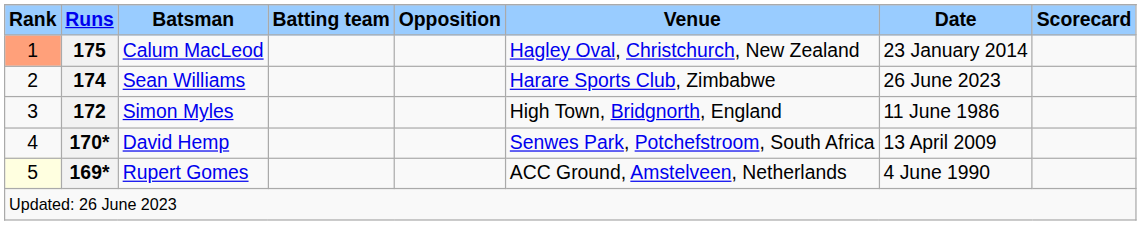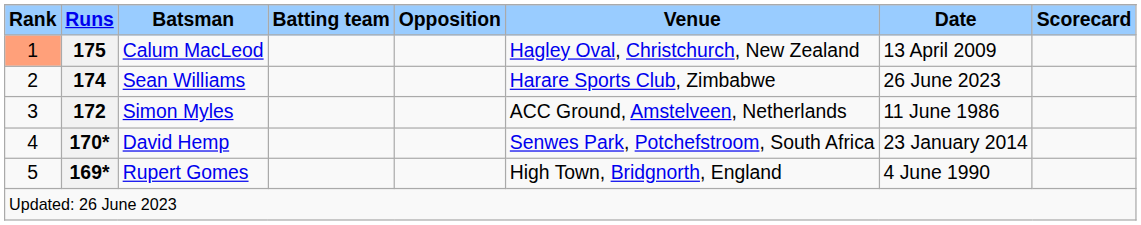(956, 50) 23 January 2014 -> (940, 50) 13 April 2009
(646, 111) High Town, Bridgnorth, England -> (678, 111) ACC Ground, Amstelveen, Netherlands
(940, 142) 13 April 2009 -> (956, 142) 23 January 2014
(33, 173) lightyellow background -> (33, 173) no background
(678, 173) ACC Ground, Amstelveen, Netherlands -> (646, 173) High Town, Bridgnorth, England
